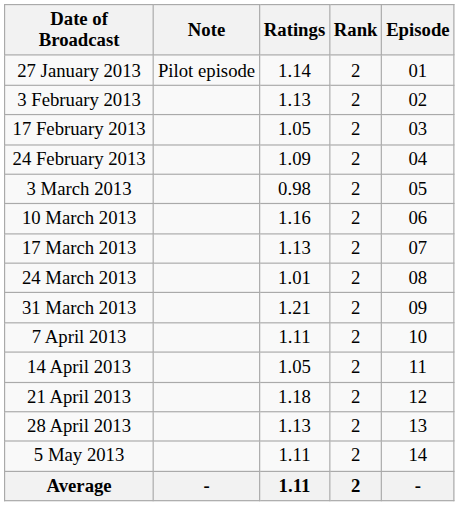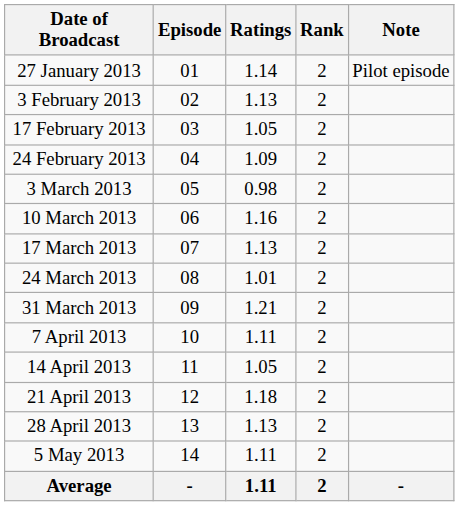columns swapped: (418, 29) <-> (207, 29)
